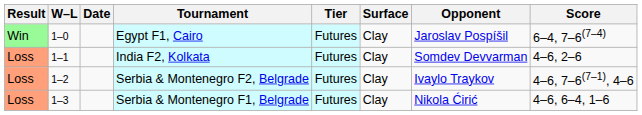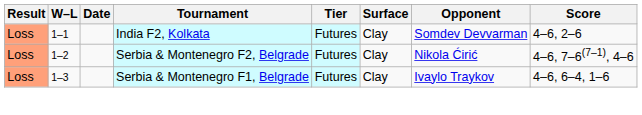- row: (159, 35)
(454, 78) Ivaylo Traykov -> (446, 55) Nikola Ćirić
(446, 100) Nikola Ćirić -> (454, 77) Ivaylo Traykov
